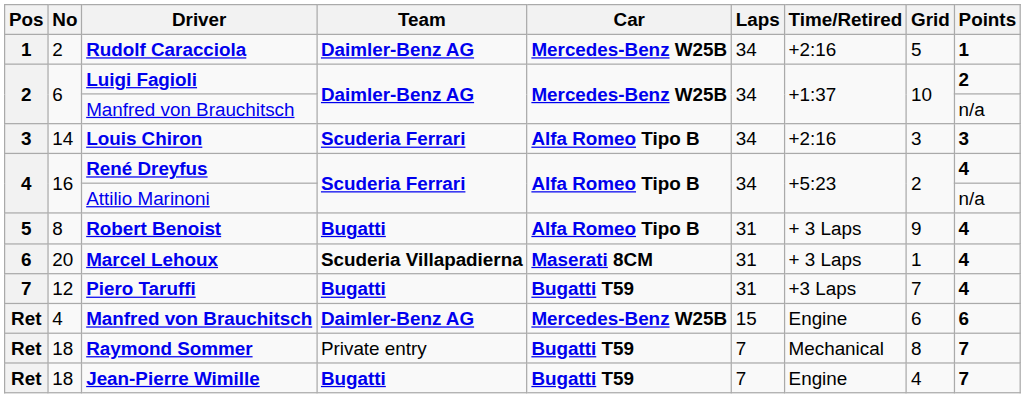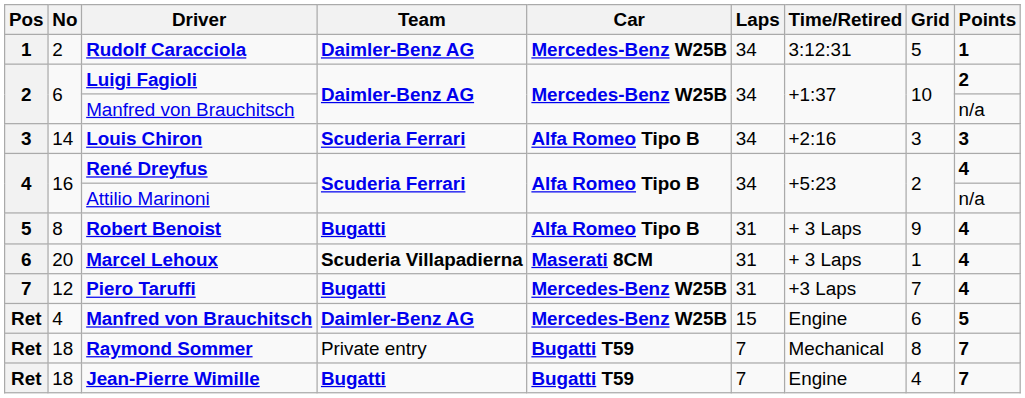(812, 50) +2:16 -> (820, 50) 3:12:31
(583, 288) Bugatti T59 -> (629, 288) Mercedes-Benz W25B
(964, 318) 6 -> (964, 318) 5
